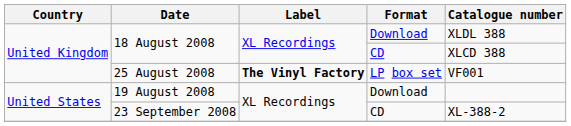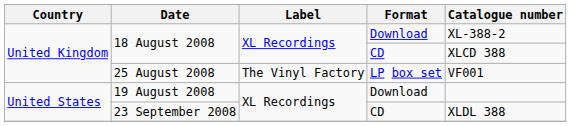(477, 34) XLDL 388 -> (477, 34) XL-388-2
(303, 73) bold -> (303, 73) normal
(477, 112) XL-388-2 -> (477, 112) XLDL 388
